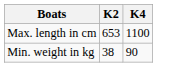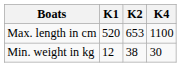+ column: (111, 14)
(132, 52) 90 -> (156, 52) 30
